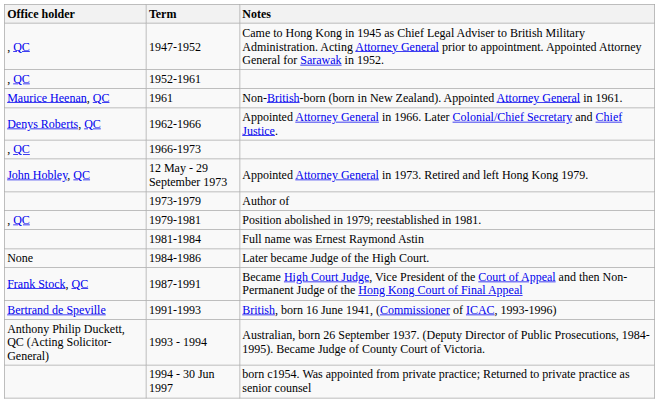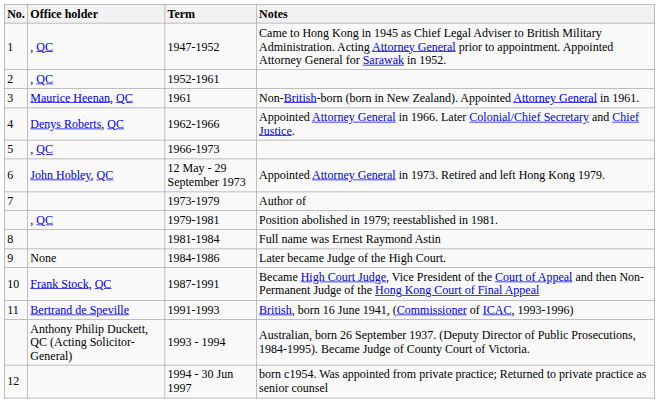+ column: (16, 14)
